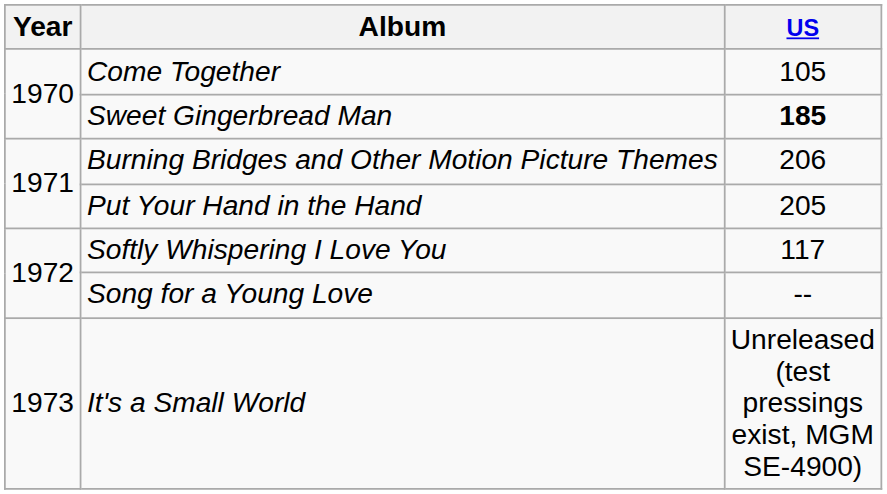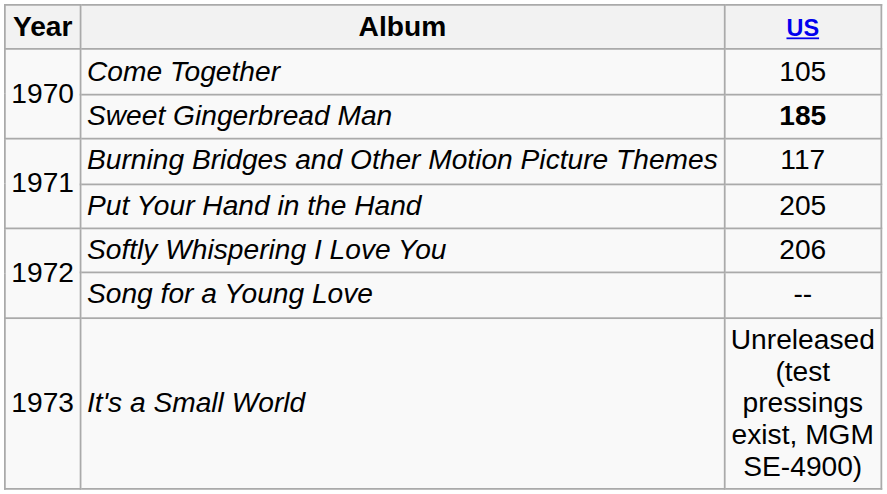(803, 160) 206 -> (803, 160) 117
(803, 250) 117 -> (803, 250) 206
